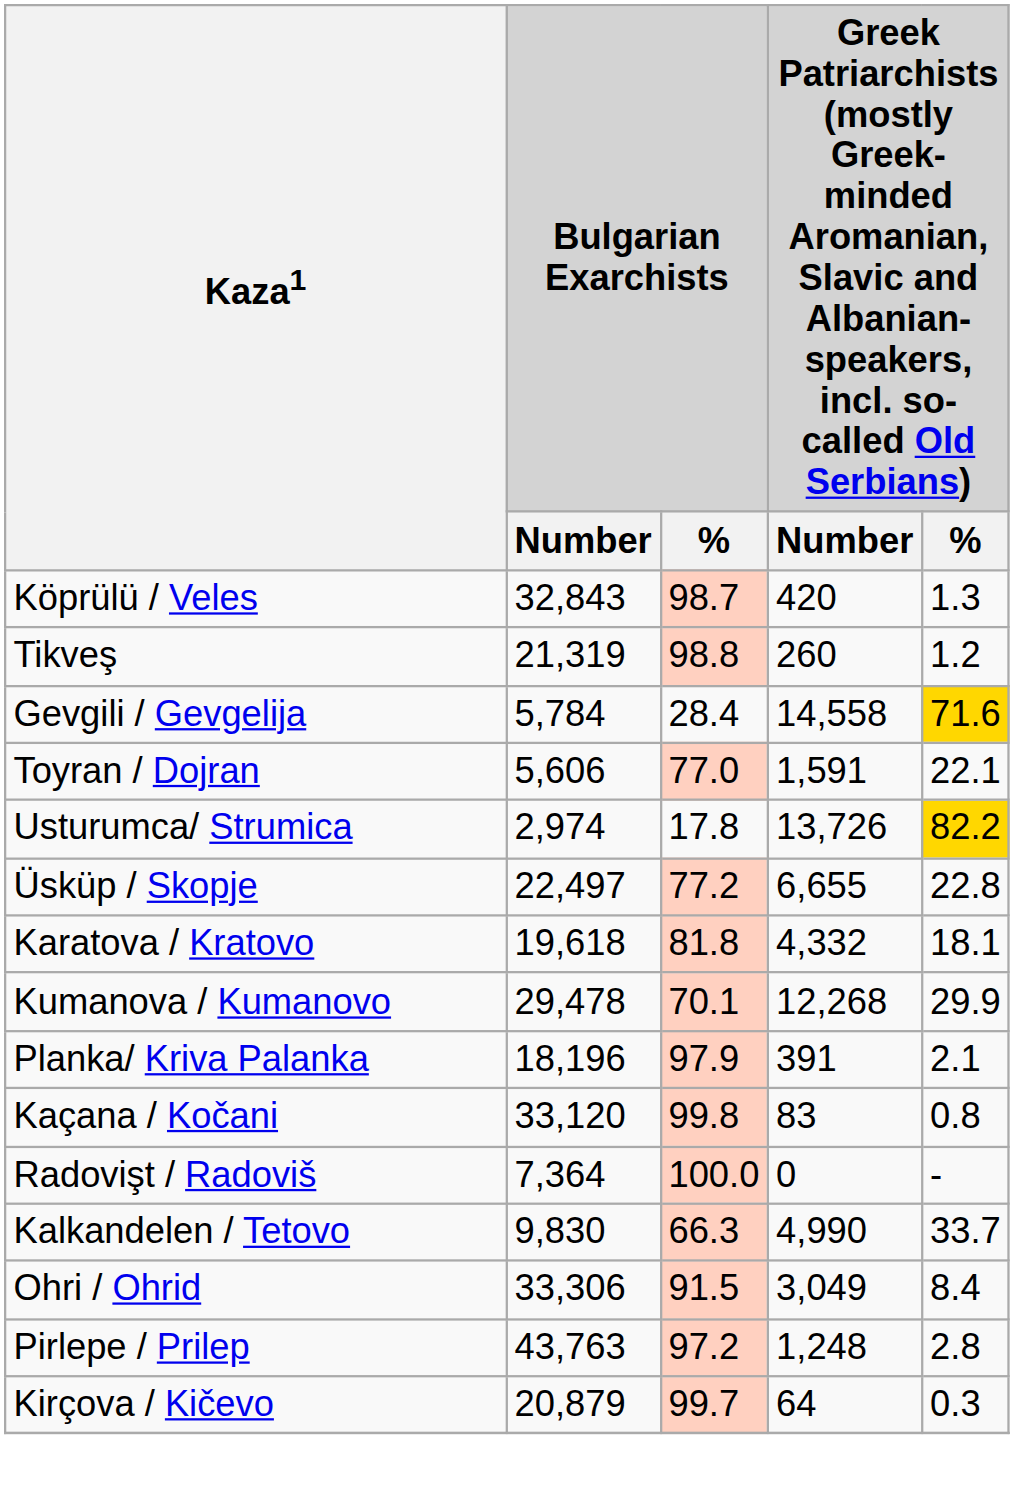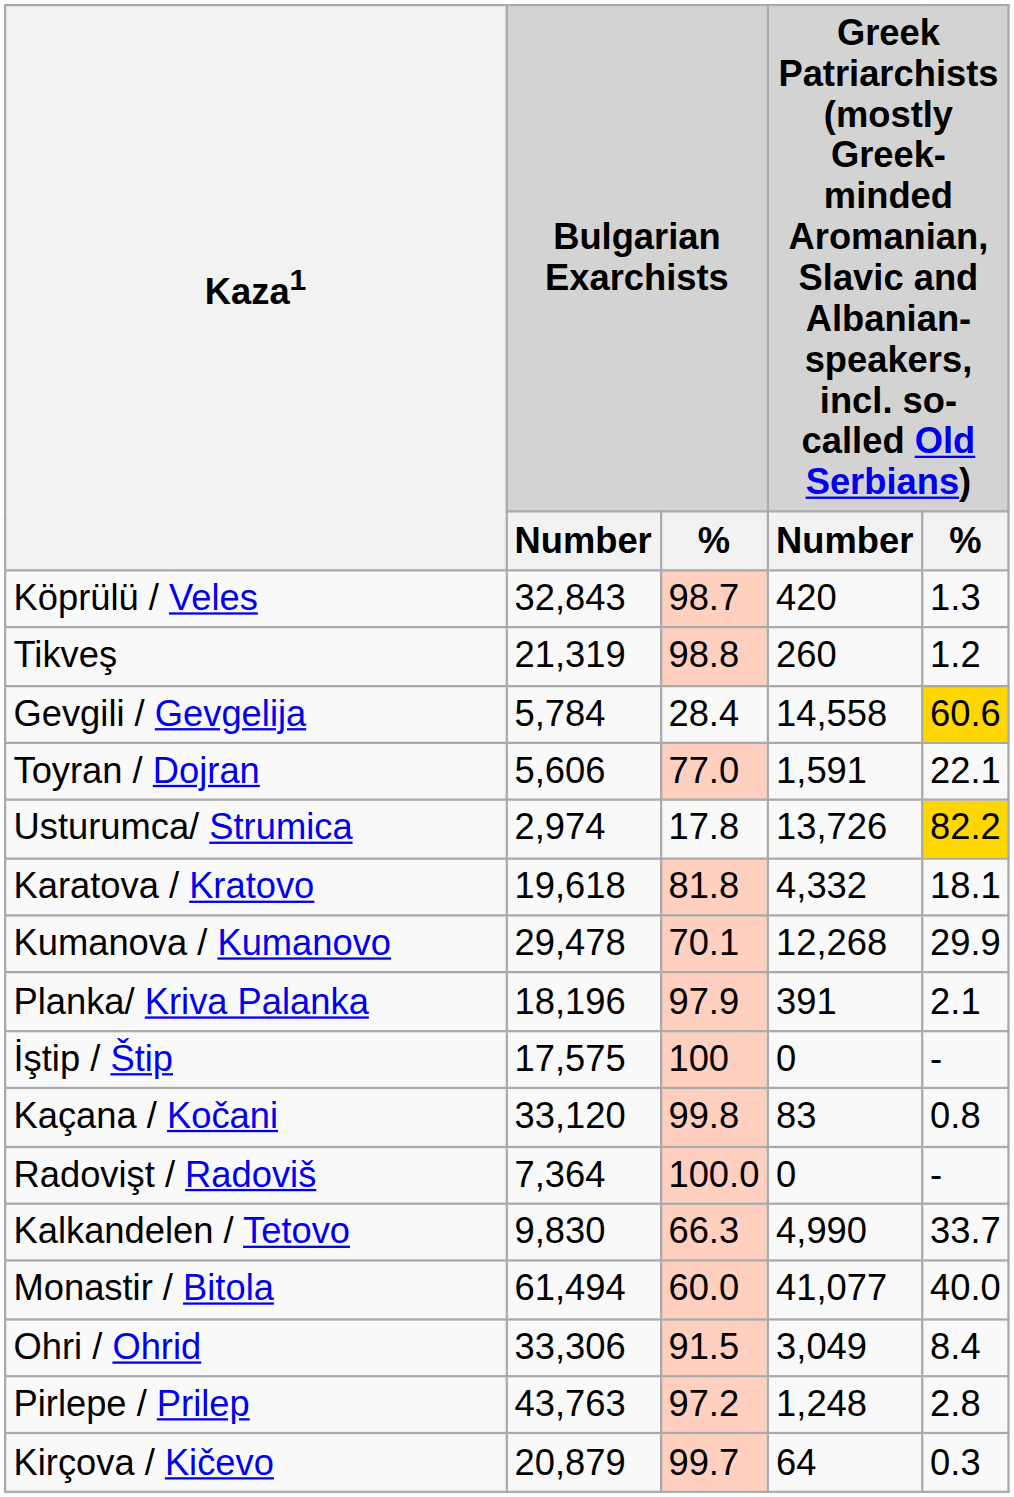(965, 713) 71.6 -> (965, 713) 60.6
- row: (136, 885)
+ row: (93, 1058)
+ row: (144, 1289)
